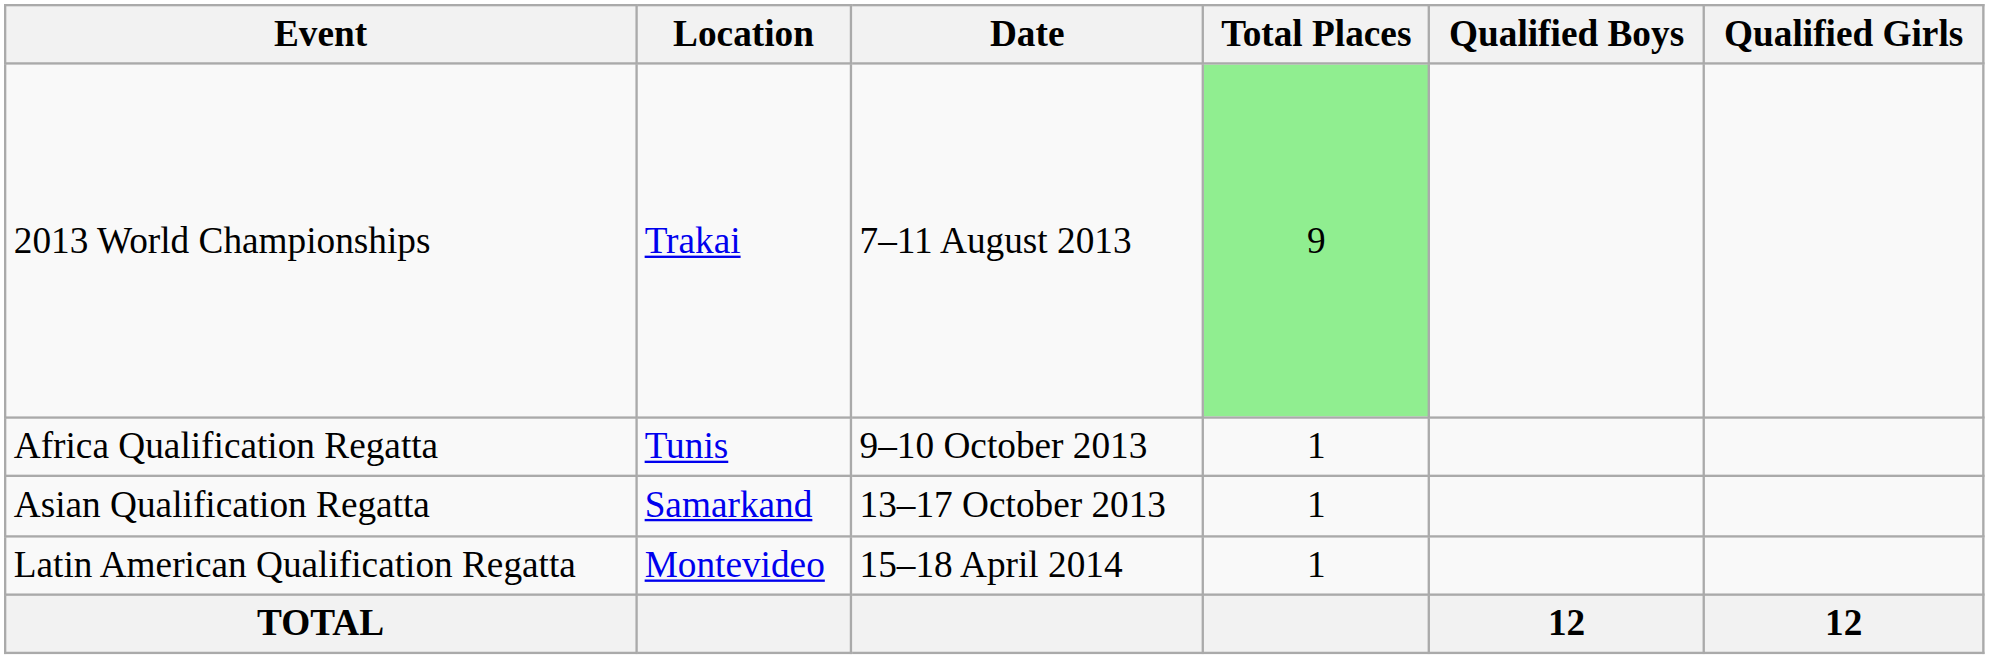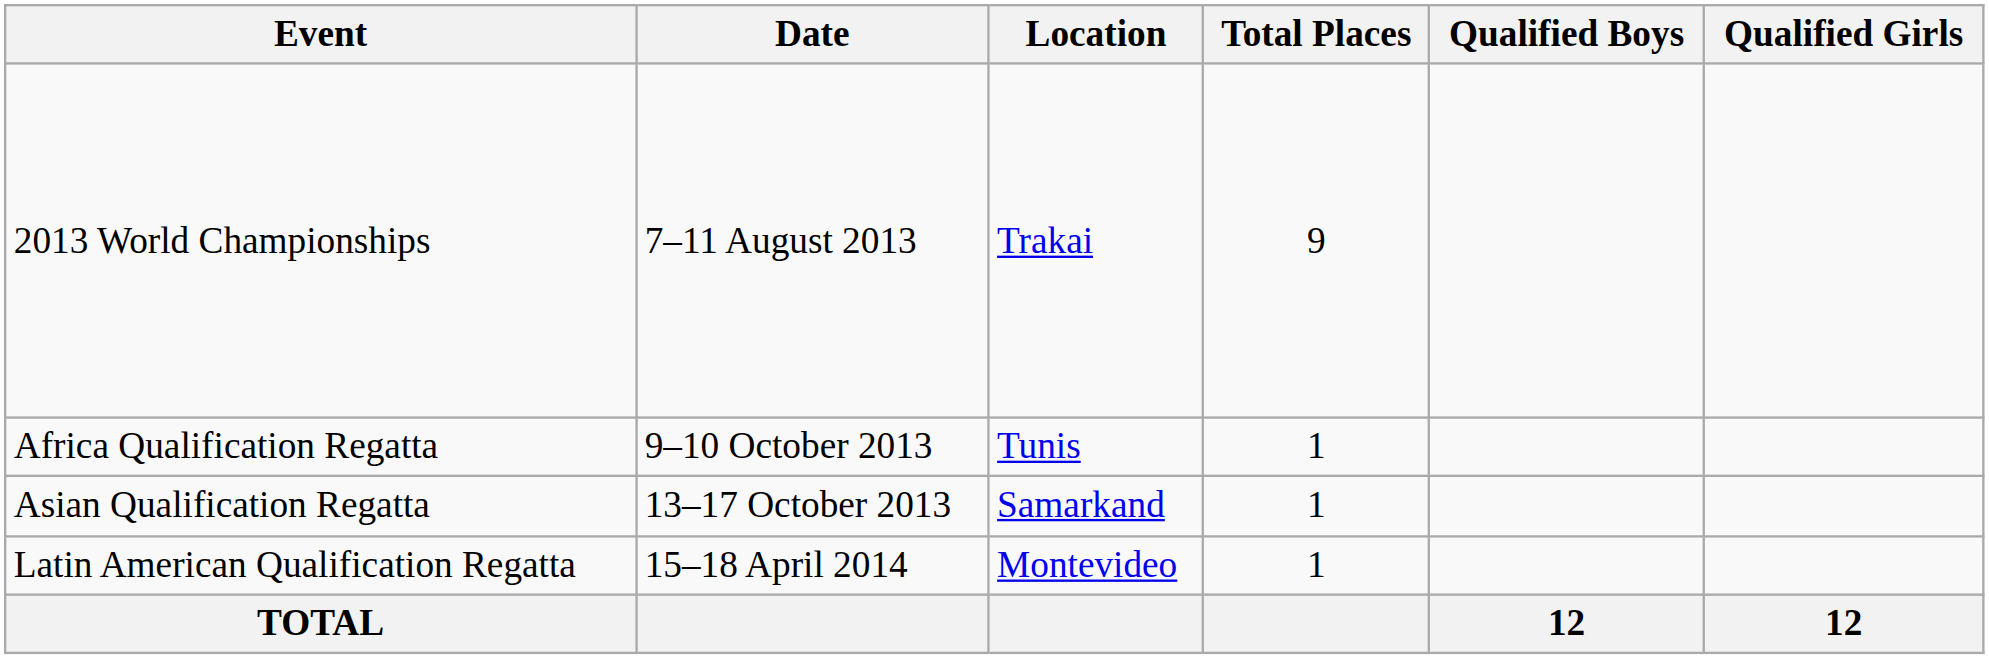columns swapped: (744, 34) <-> (1027, 34)
(1316, 239) lightgreen background -> (1316, 239) no background
